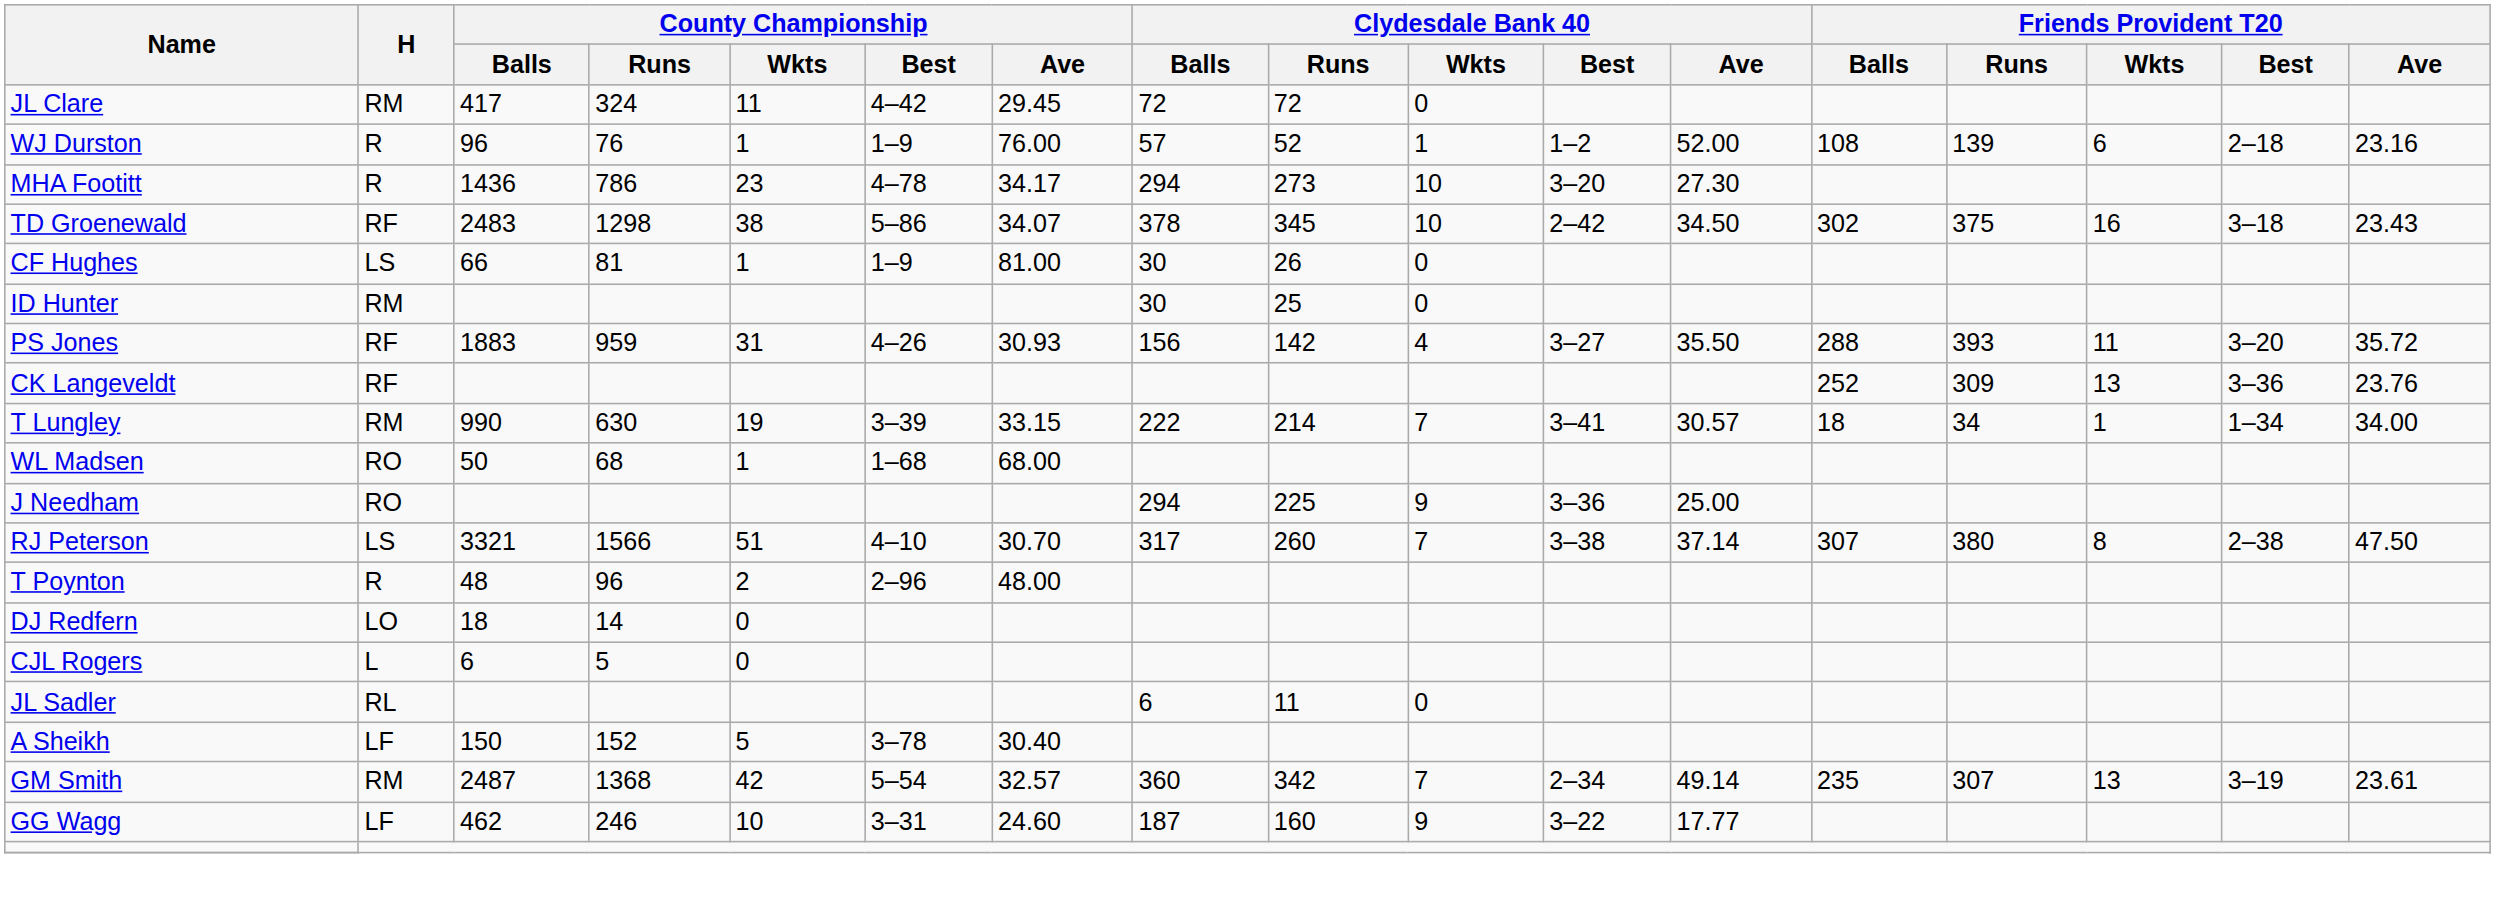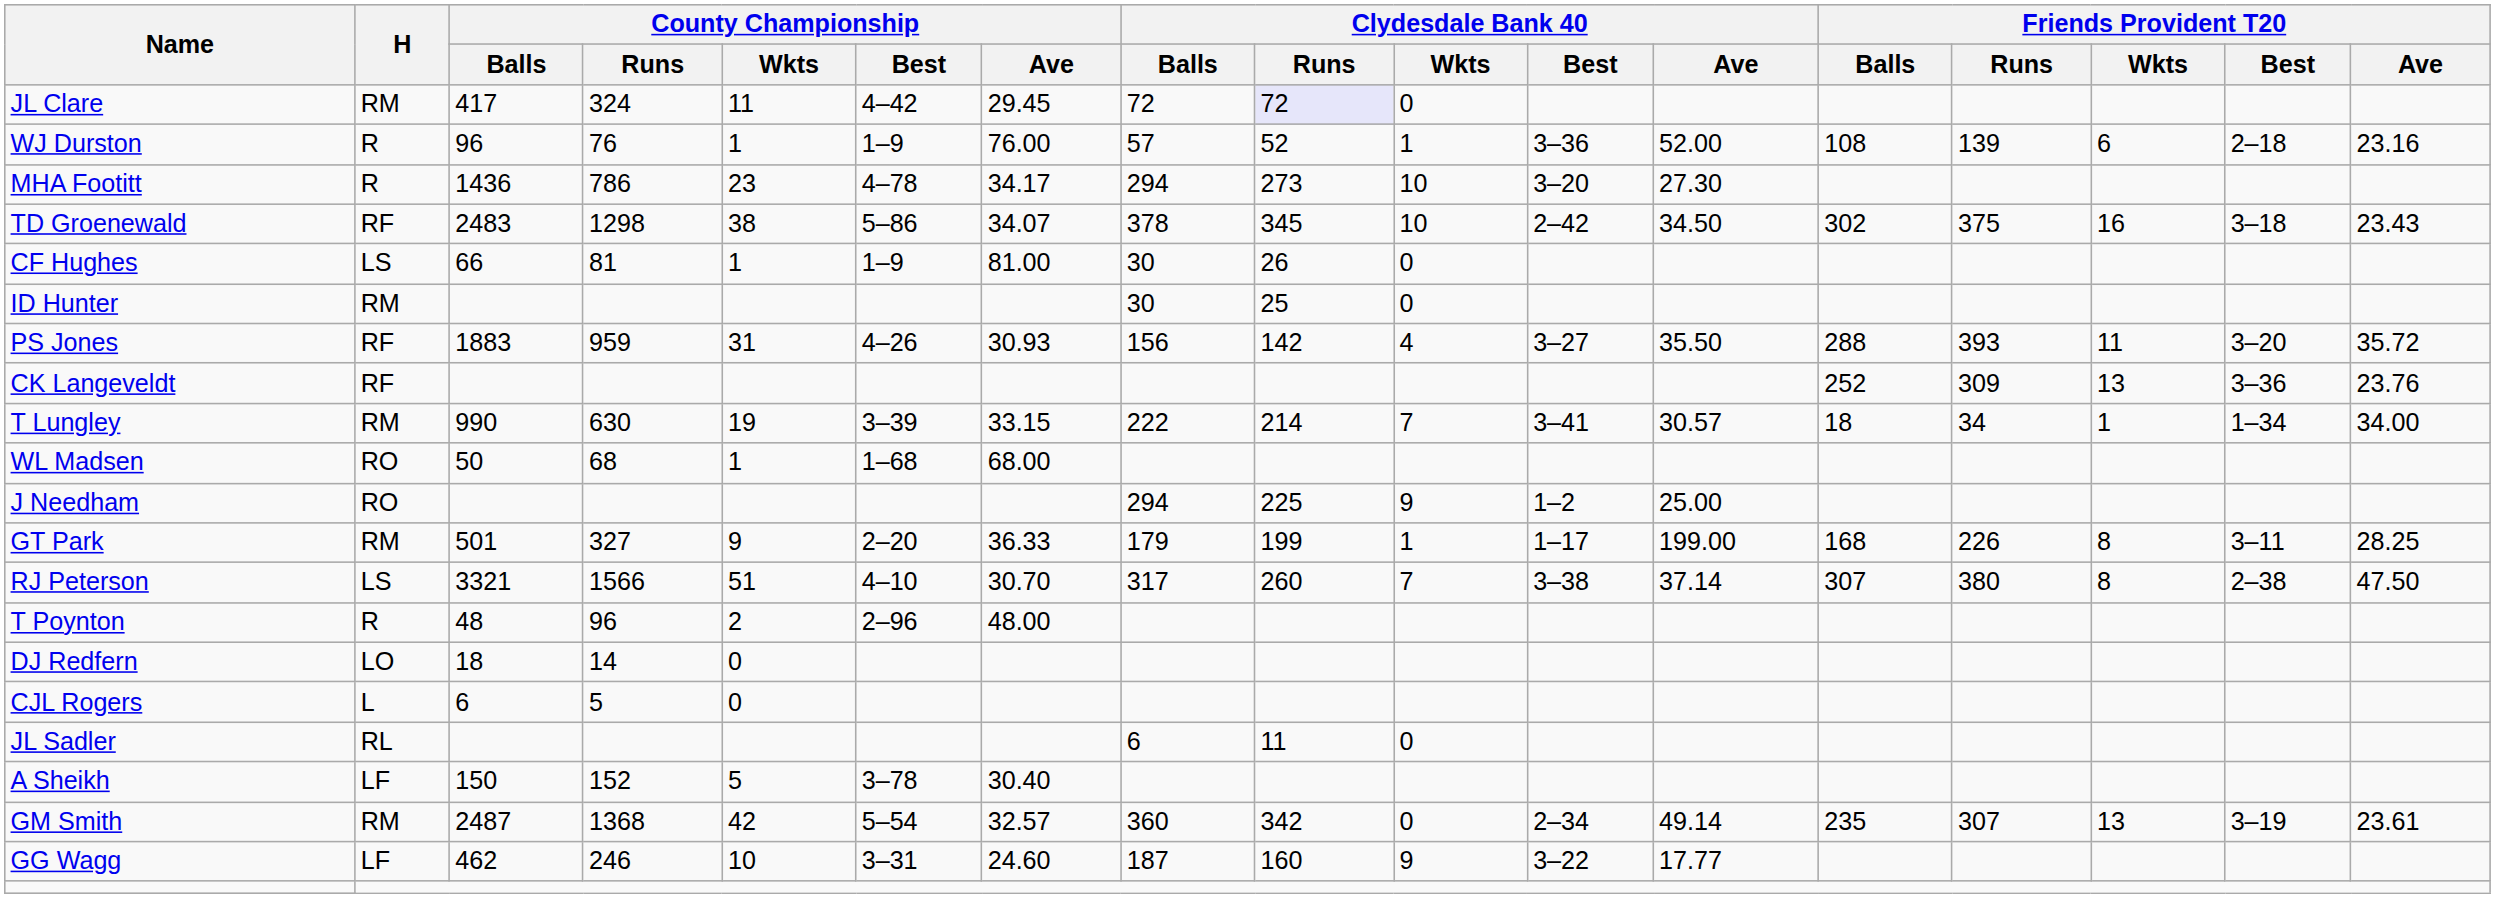(1288, 104) no background -> (1274, 104) lavender background
(1570, 143) 1–2 -> (1561, 143) 3–36
(1577, 502) 3–36 -> (1554, 502) 1–2
+ row: (57, 542)
(1421, 781) 7 -> (1406, 821) 0
